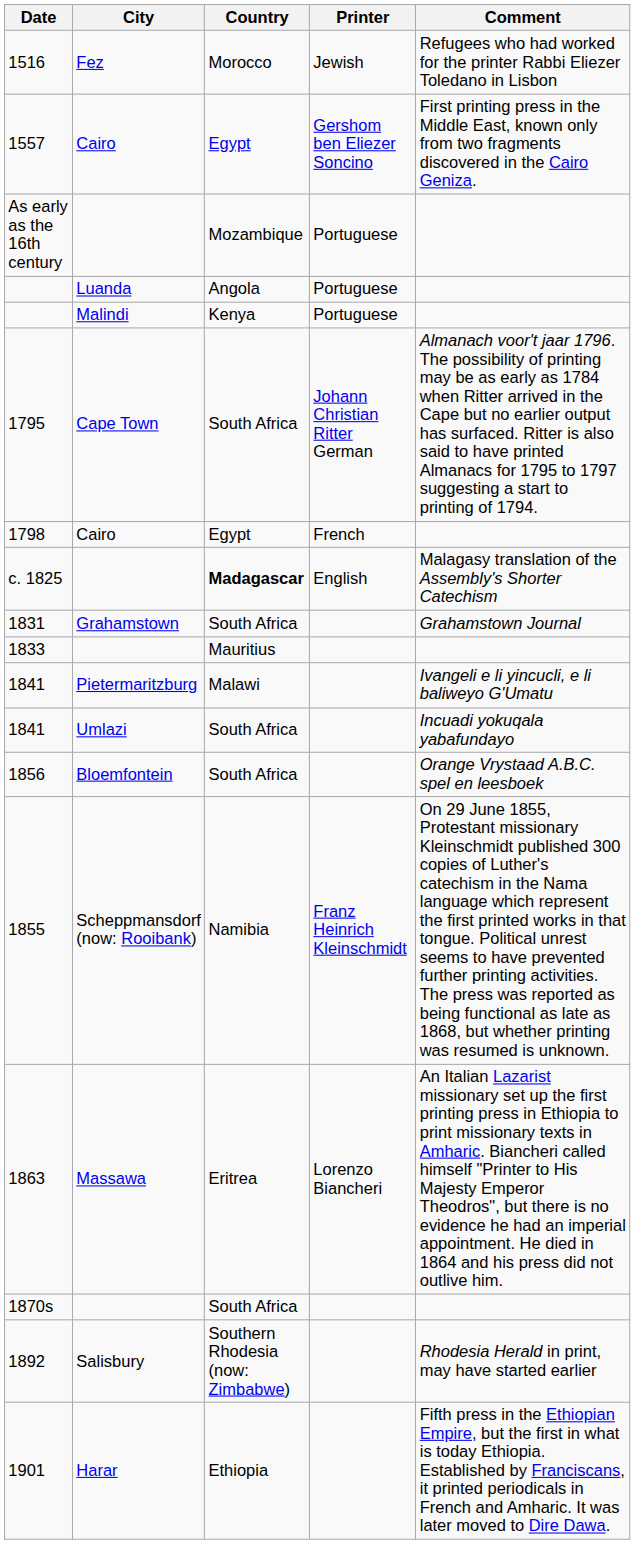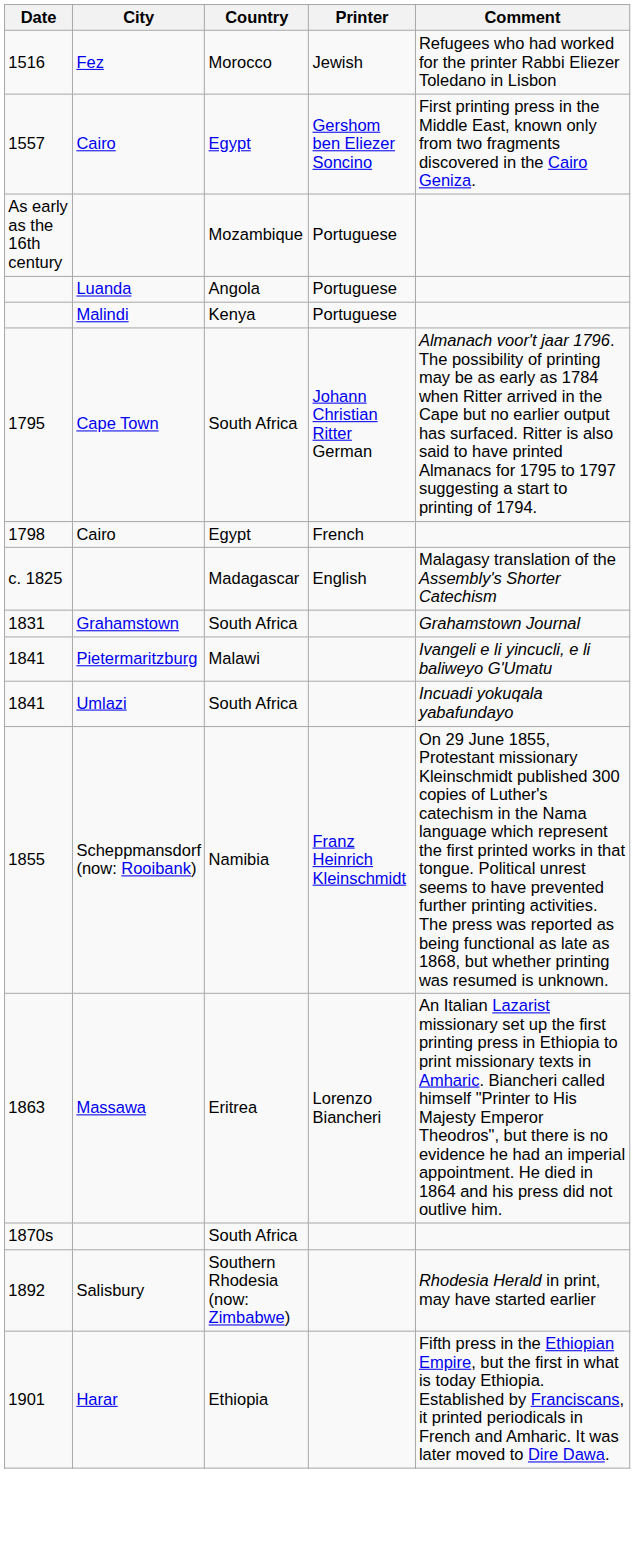(256, 578) bold -> (254, 578) normal
- row: (27, 649)
- row: (27, 774)
